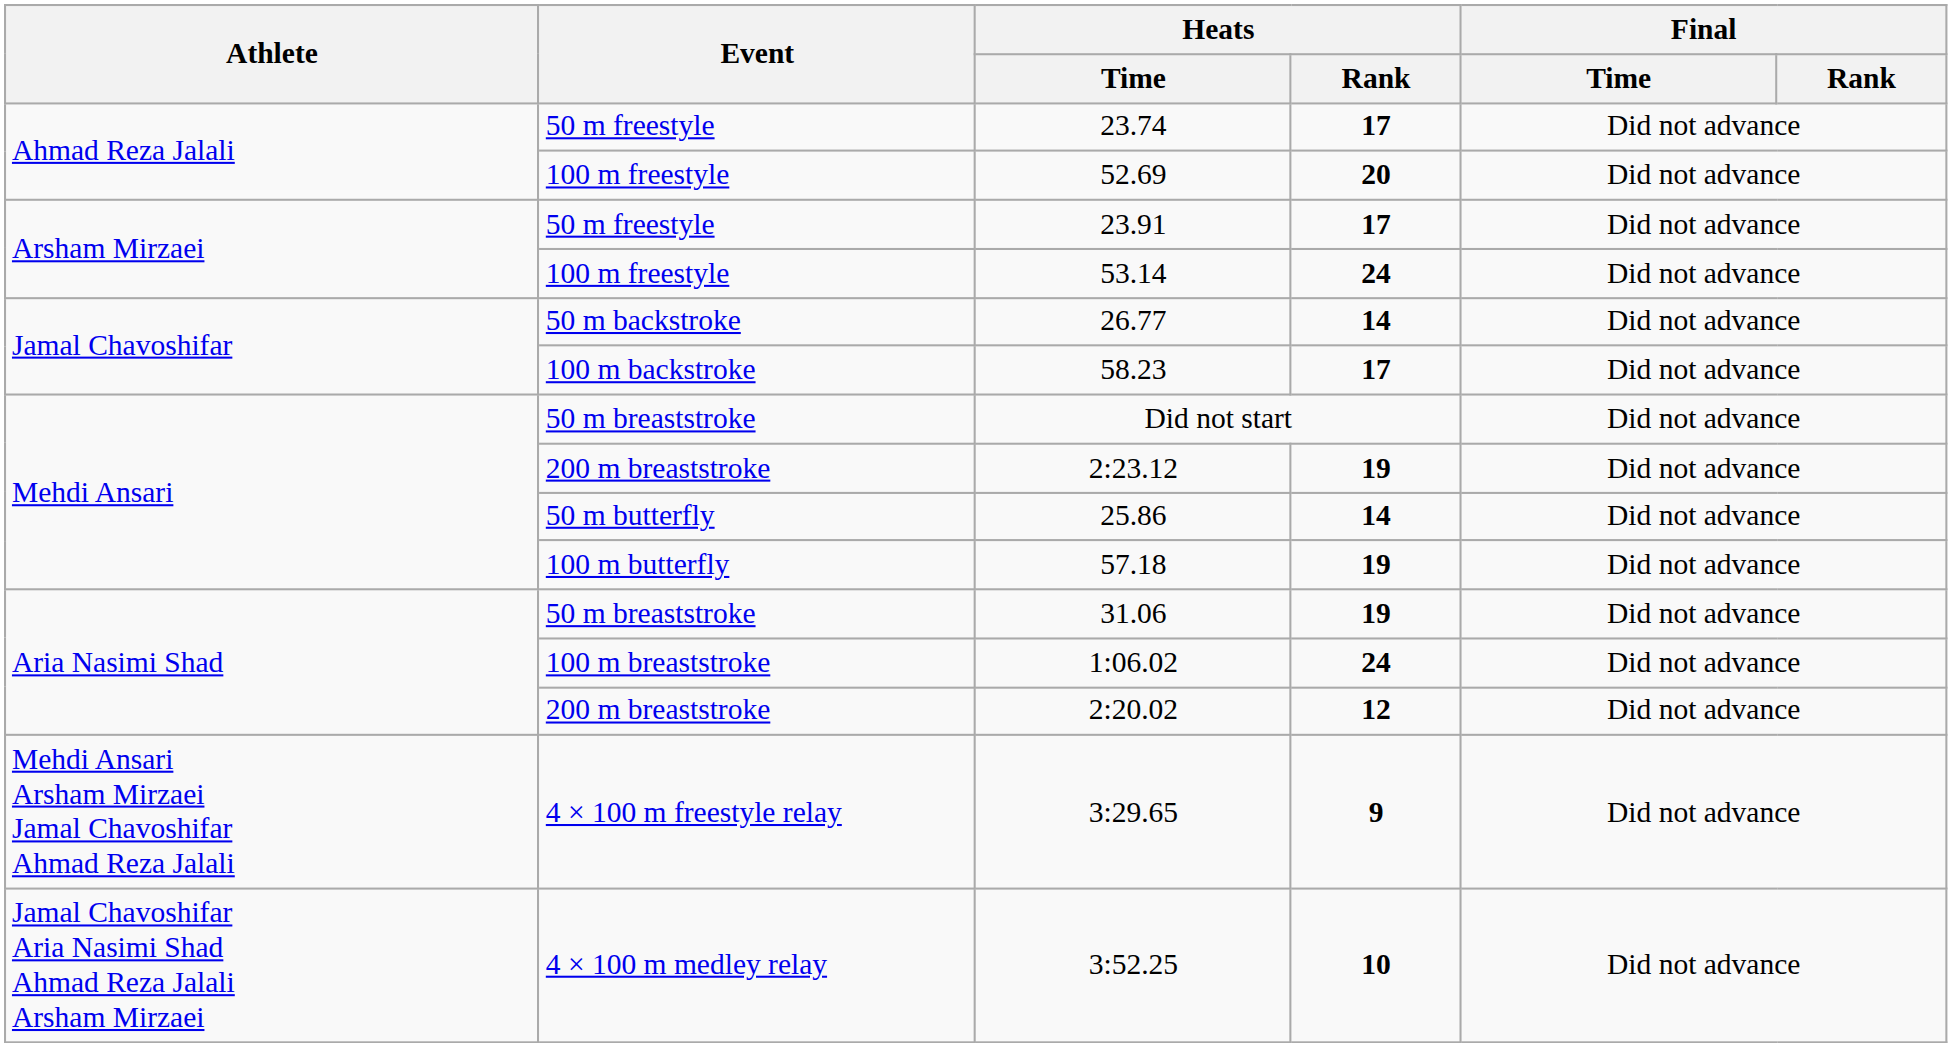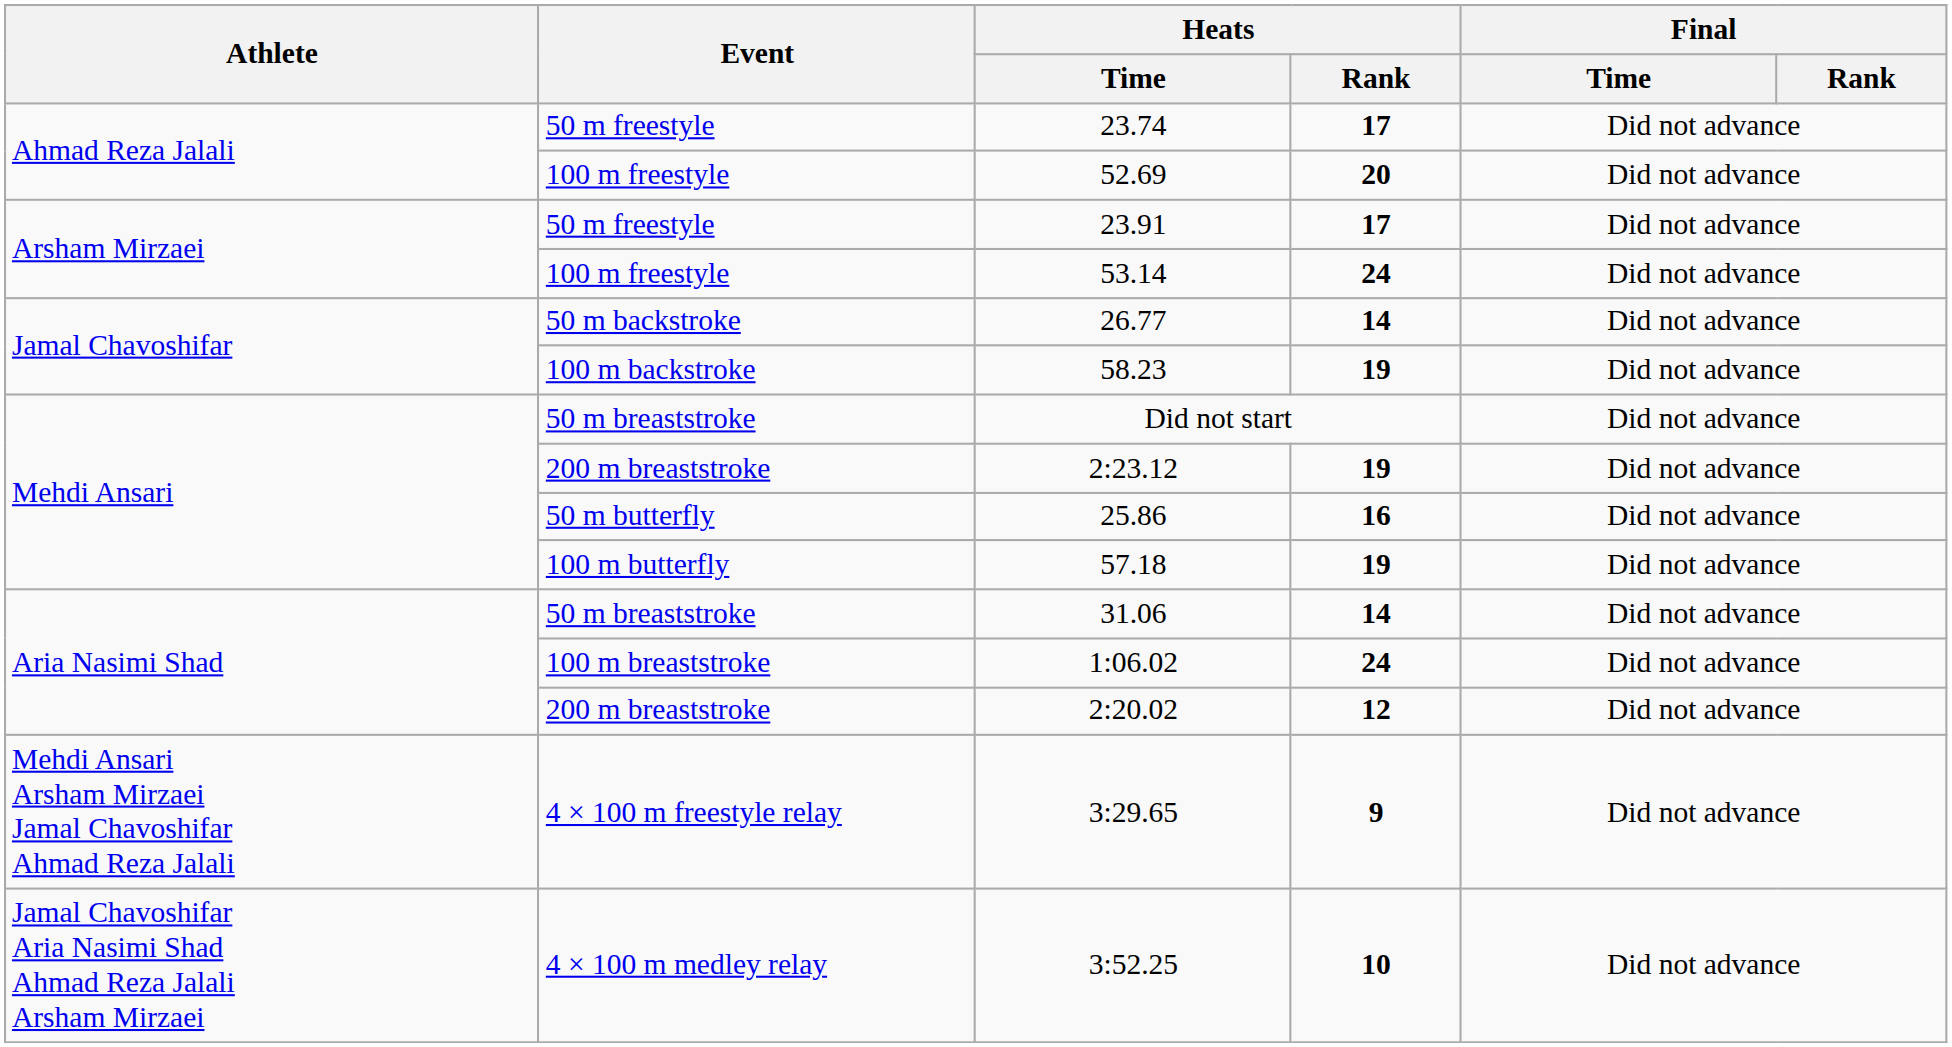(1376, 370) 17 -> (1376, 370) 19
(1376, 516) 14 -> (1376, 516) 16
(1376, 613) 19 -> (1376, 613) 14
